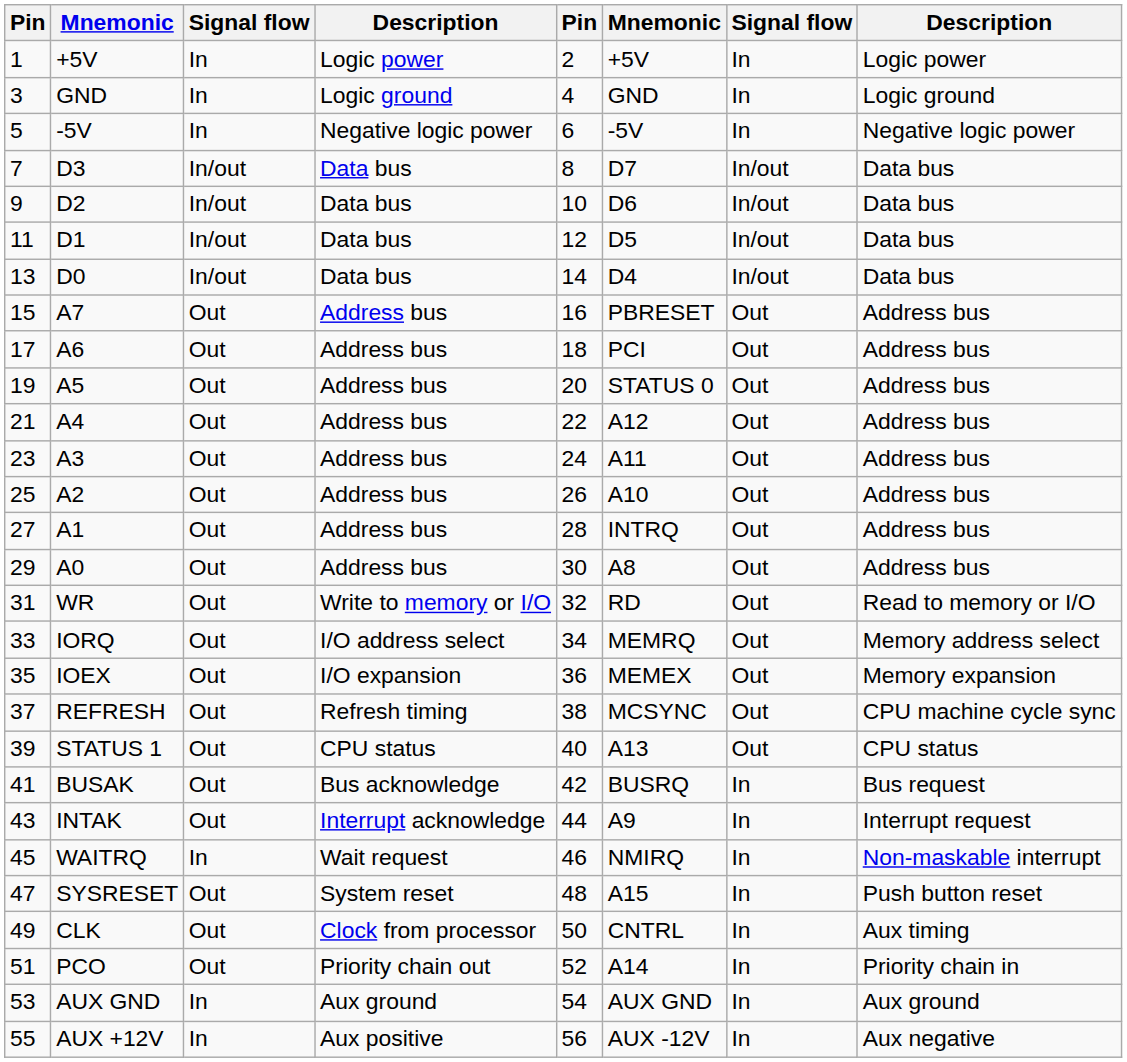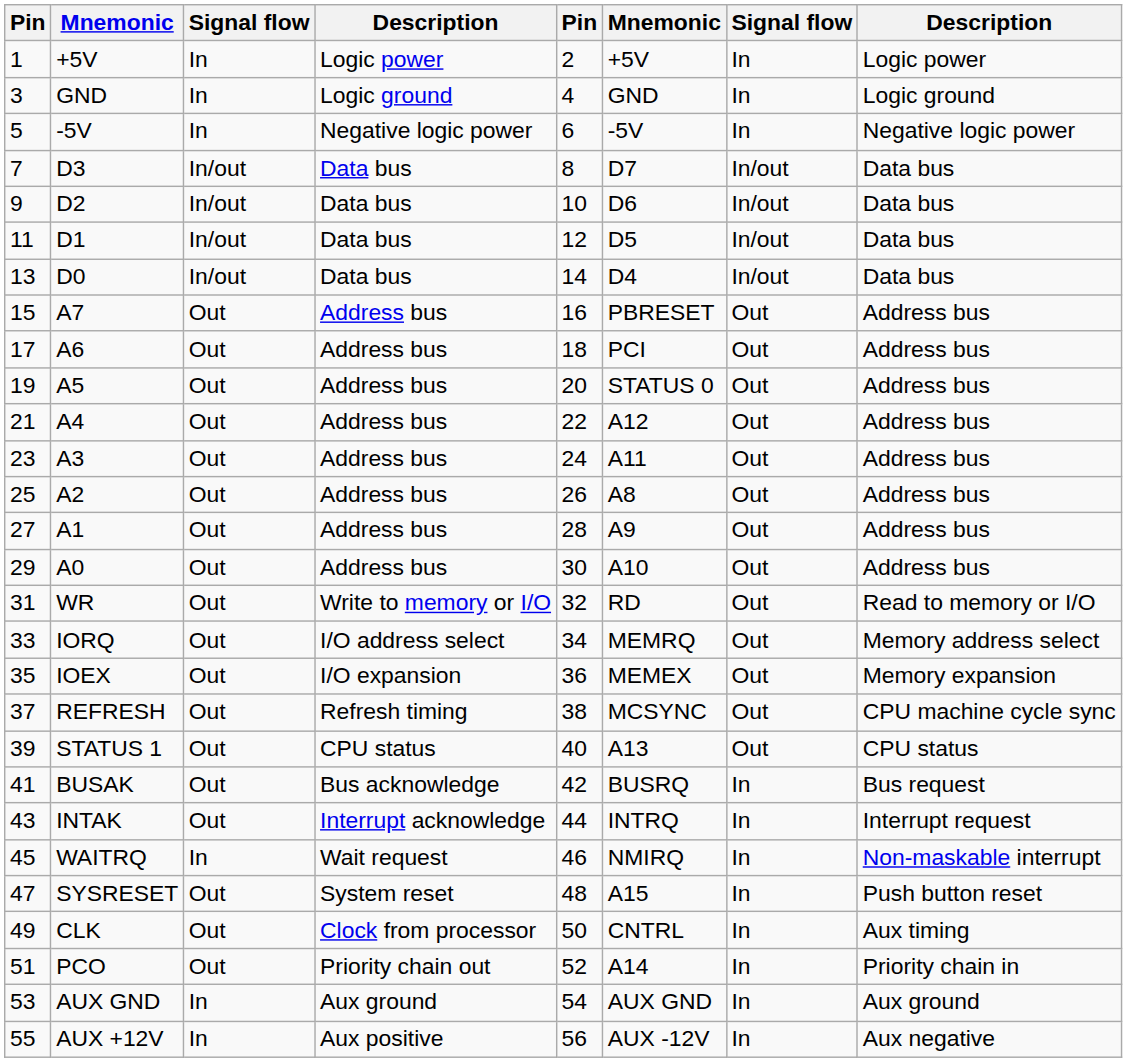(628, 494) A10 -> (622, 494) A8
(643, 530) INTRQ -> (622, 530) A9
(622, 566) A8 -> (628, 566) A10
(622, 820) A9 -> (643, 820) INTRQ
